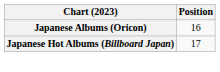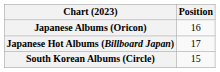+ row: (90, 59)
